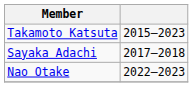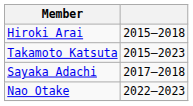+ row: (45, 33)
